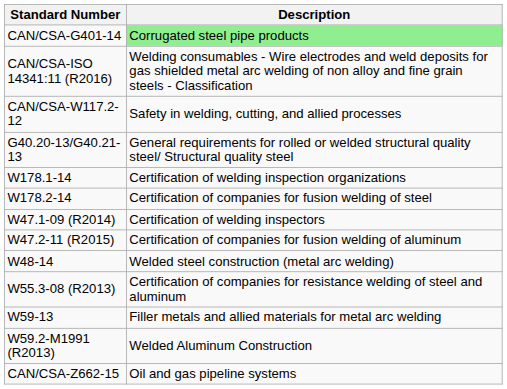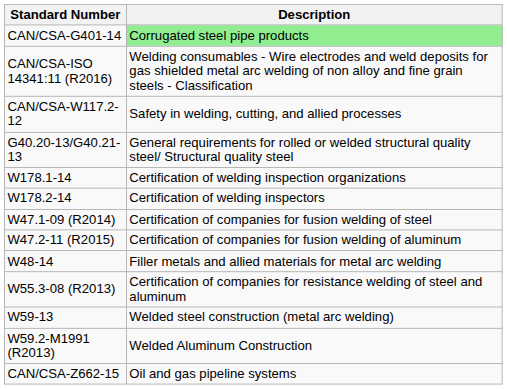(281, 198) Certification of companies for fusion welding of steel -> (227, 198) Certification of welding inspectors
(227, 219) Certification of welding inspectors -> (281, 219) Certification of companies for fusion welding of steel
(262, 261) Welded steel construction (metal arc welding) -> (285, 261) Filler metals and allied materials for metal arc welding
(285, 317) Filler metals and allied materials for metal arc welding -> (262, 317) Welded steel construction (metal arc welding)
